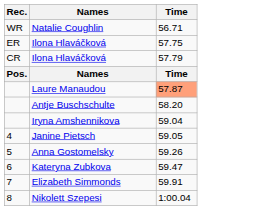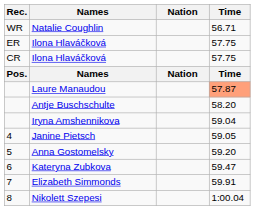+ column: (183, 12)
(170, 58) 57.79 -> (224, 58) 57.75
(170, 151) 59.26 -> (224, 151) 59.20
